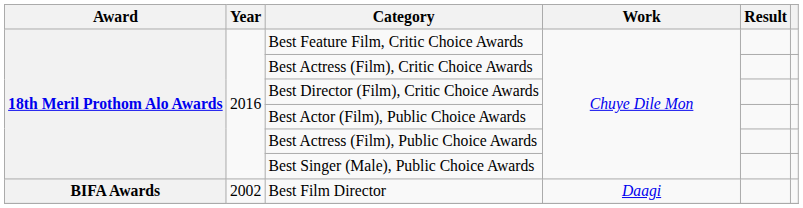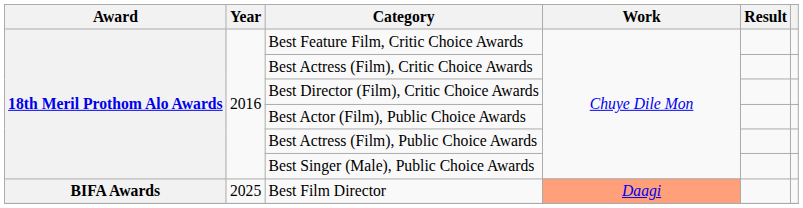(246, 191) 2002 -> (246, 191) 2025
(642, 191) no background -> (642, 191) lightsalmon background
